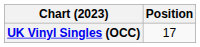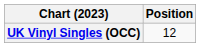(169, 33) 17 -> (169, 33) 12
